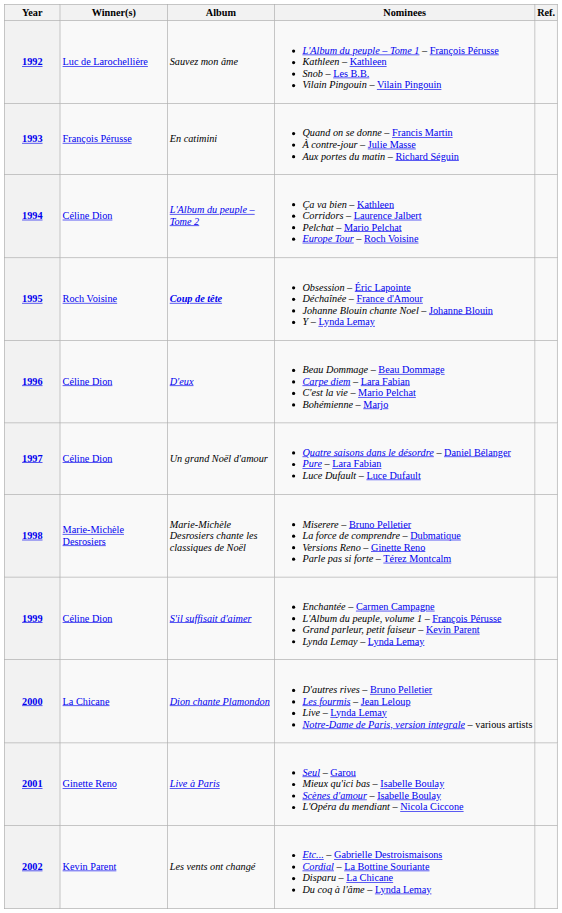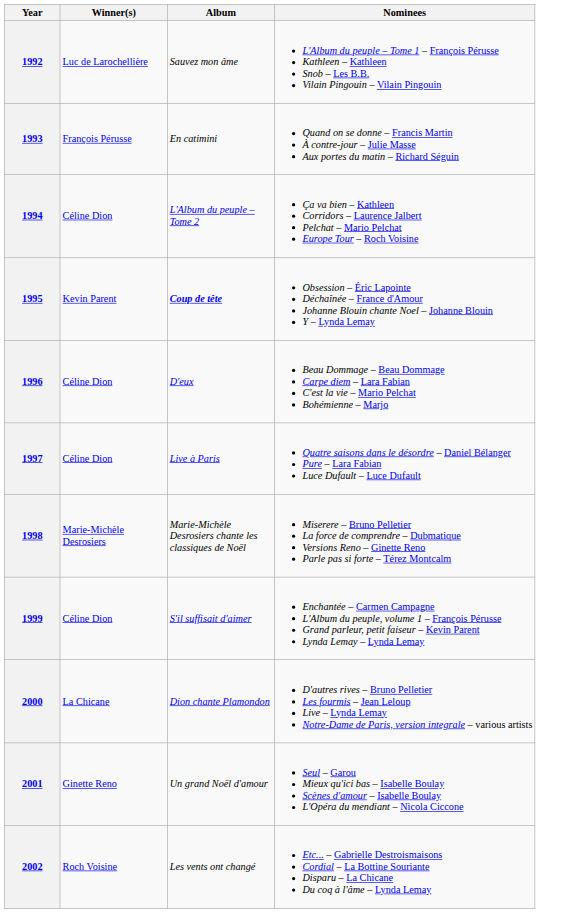- column: (546, 12)
(90, 299) Roch Voisine -> (89, 299) Kevin Parent
(219, 458) Un grand Noël d'amour -> (195, 458) Live à Paris
(195, 784) Live à Paris -> (219, 784) Un grand Noël d'amour
(89, 867) Kevin Parent -> (90, 867) Roch Voisine
